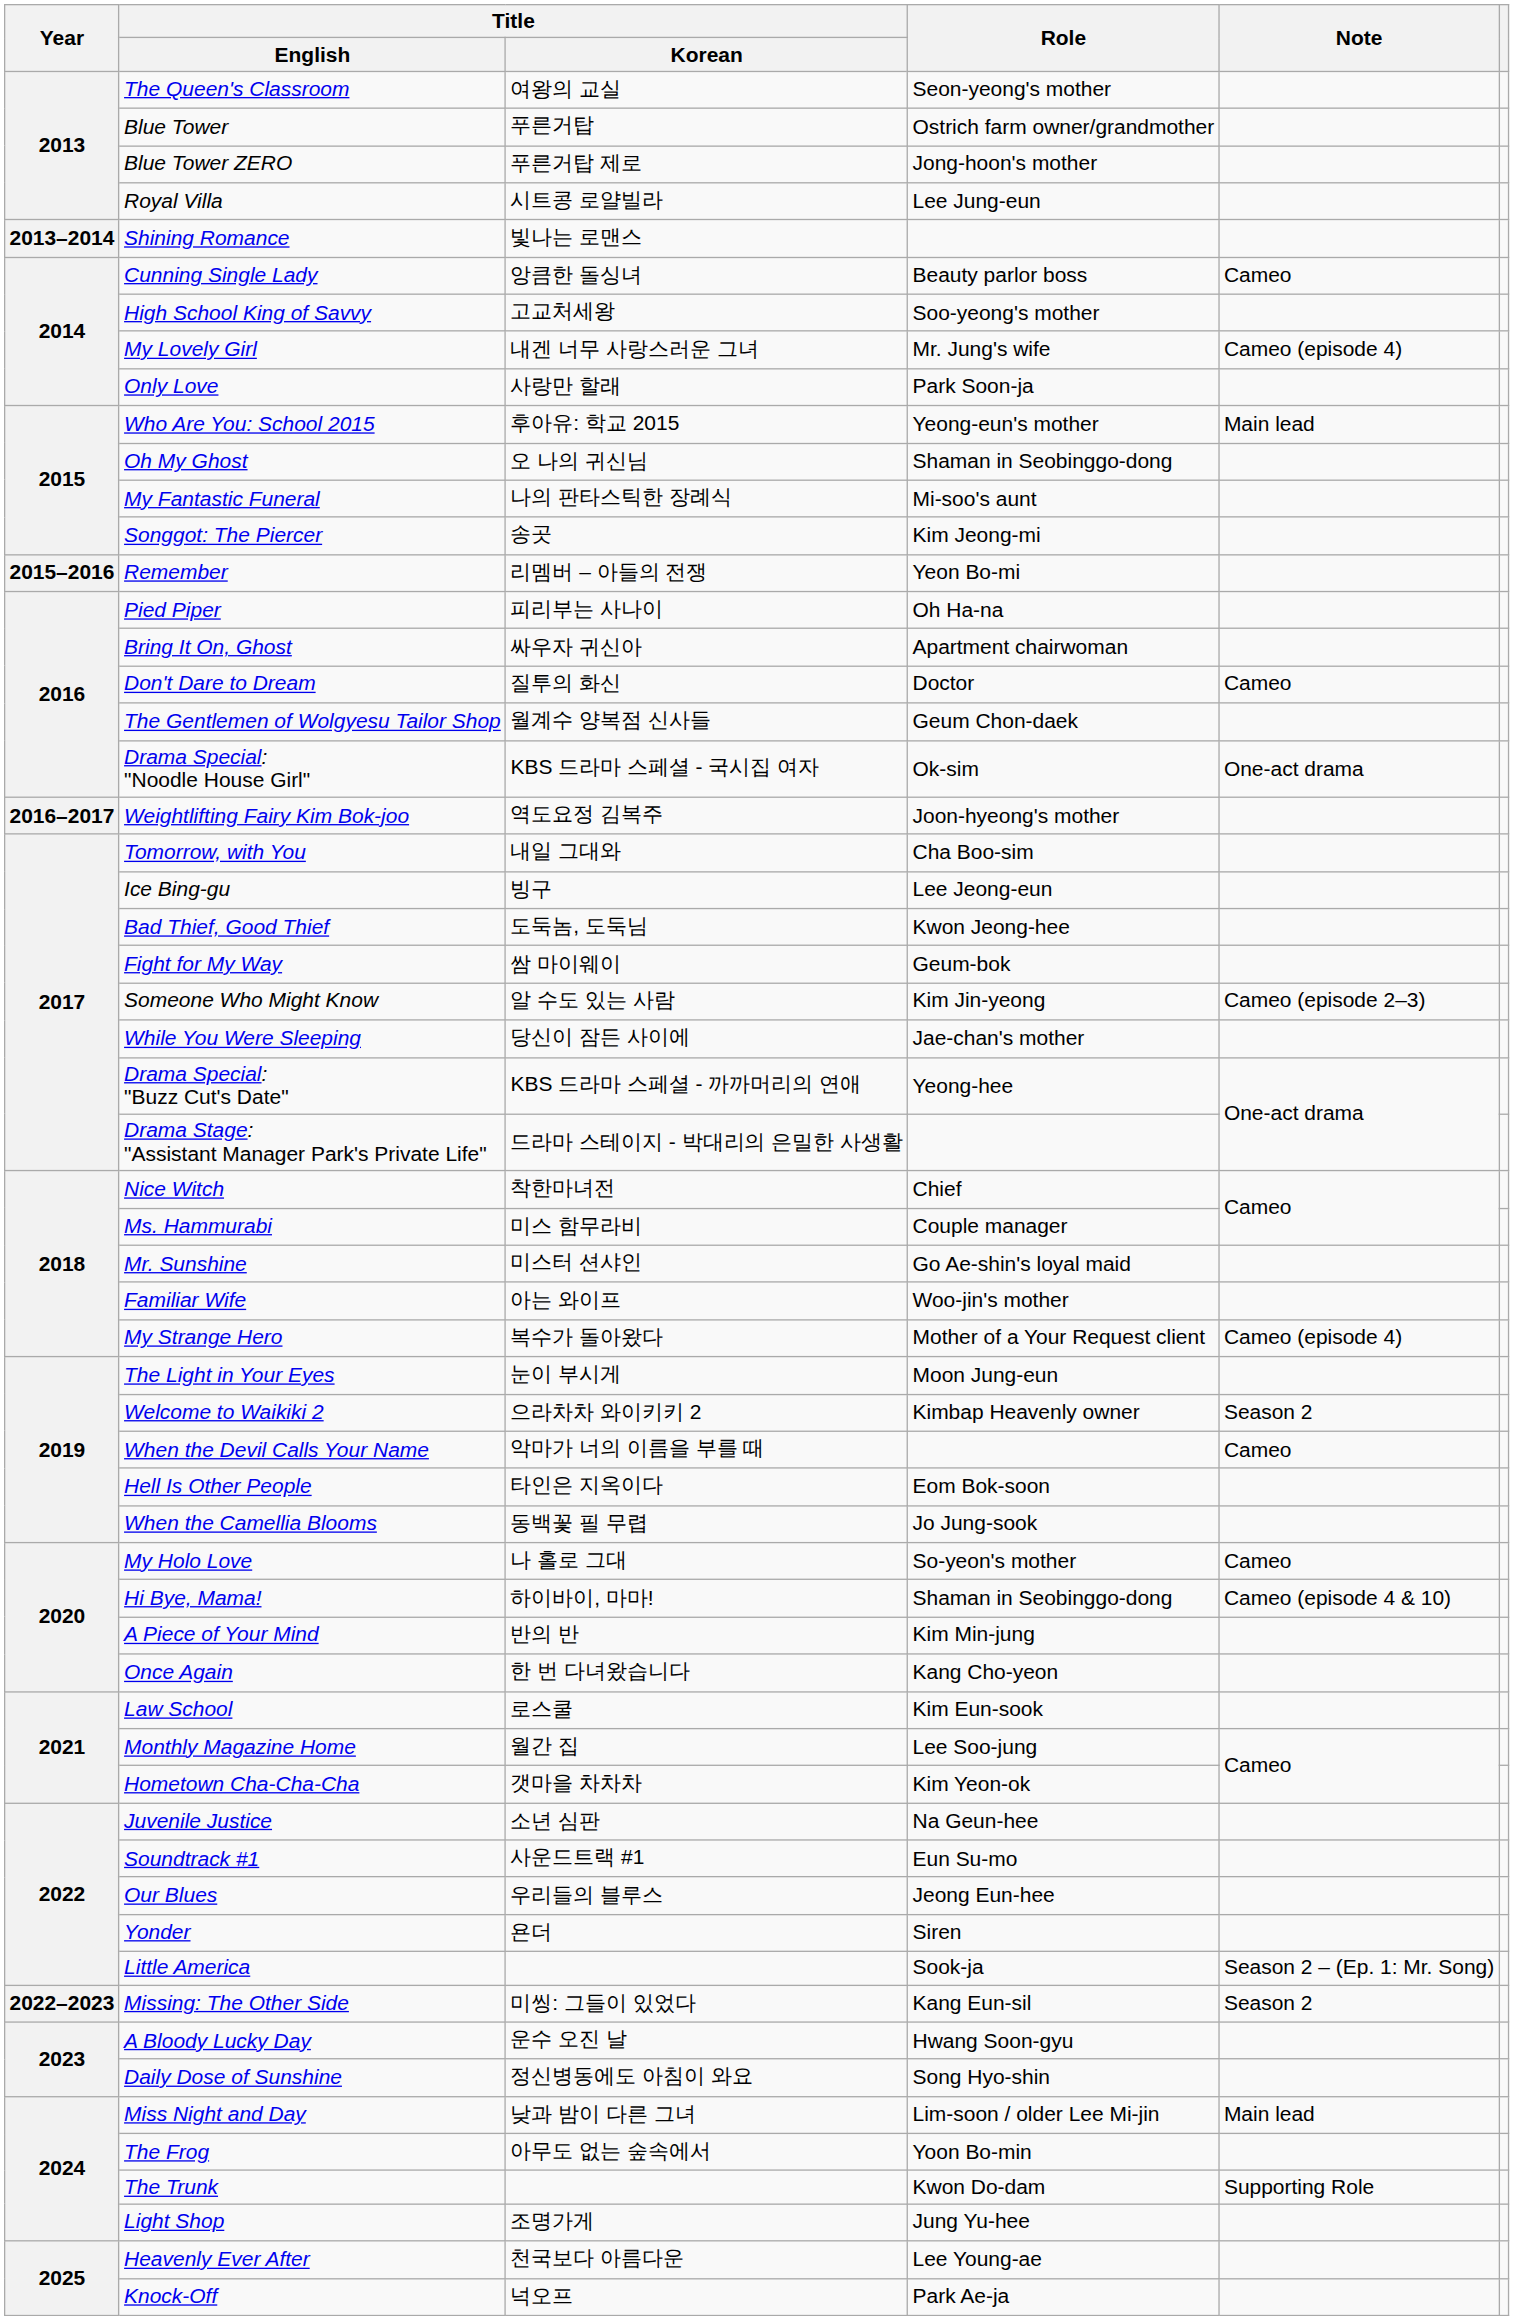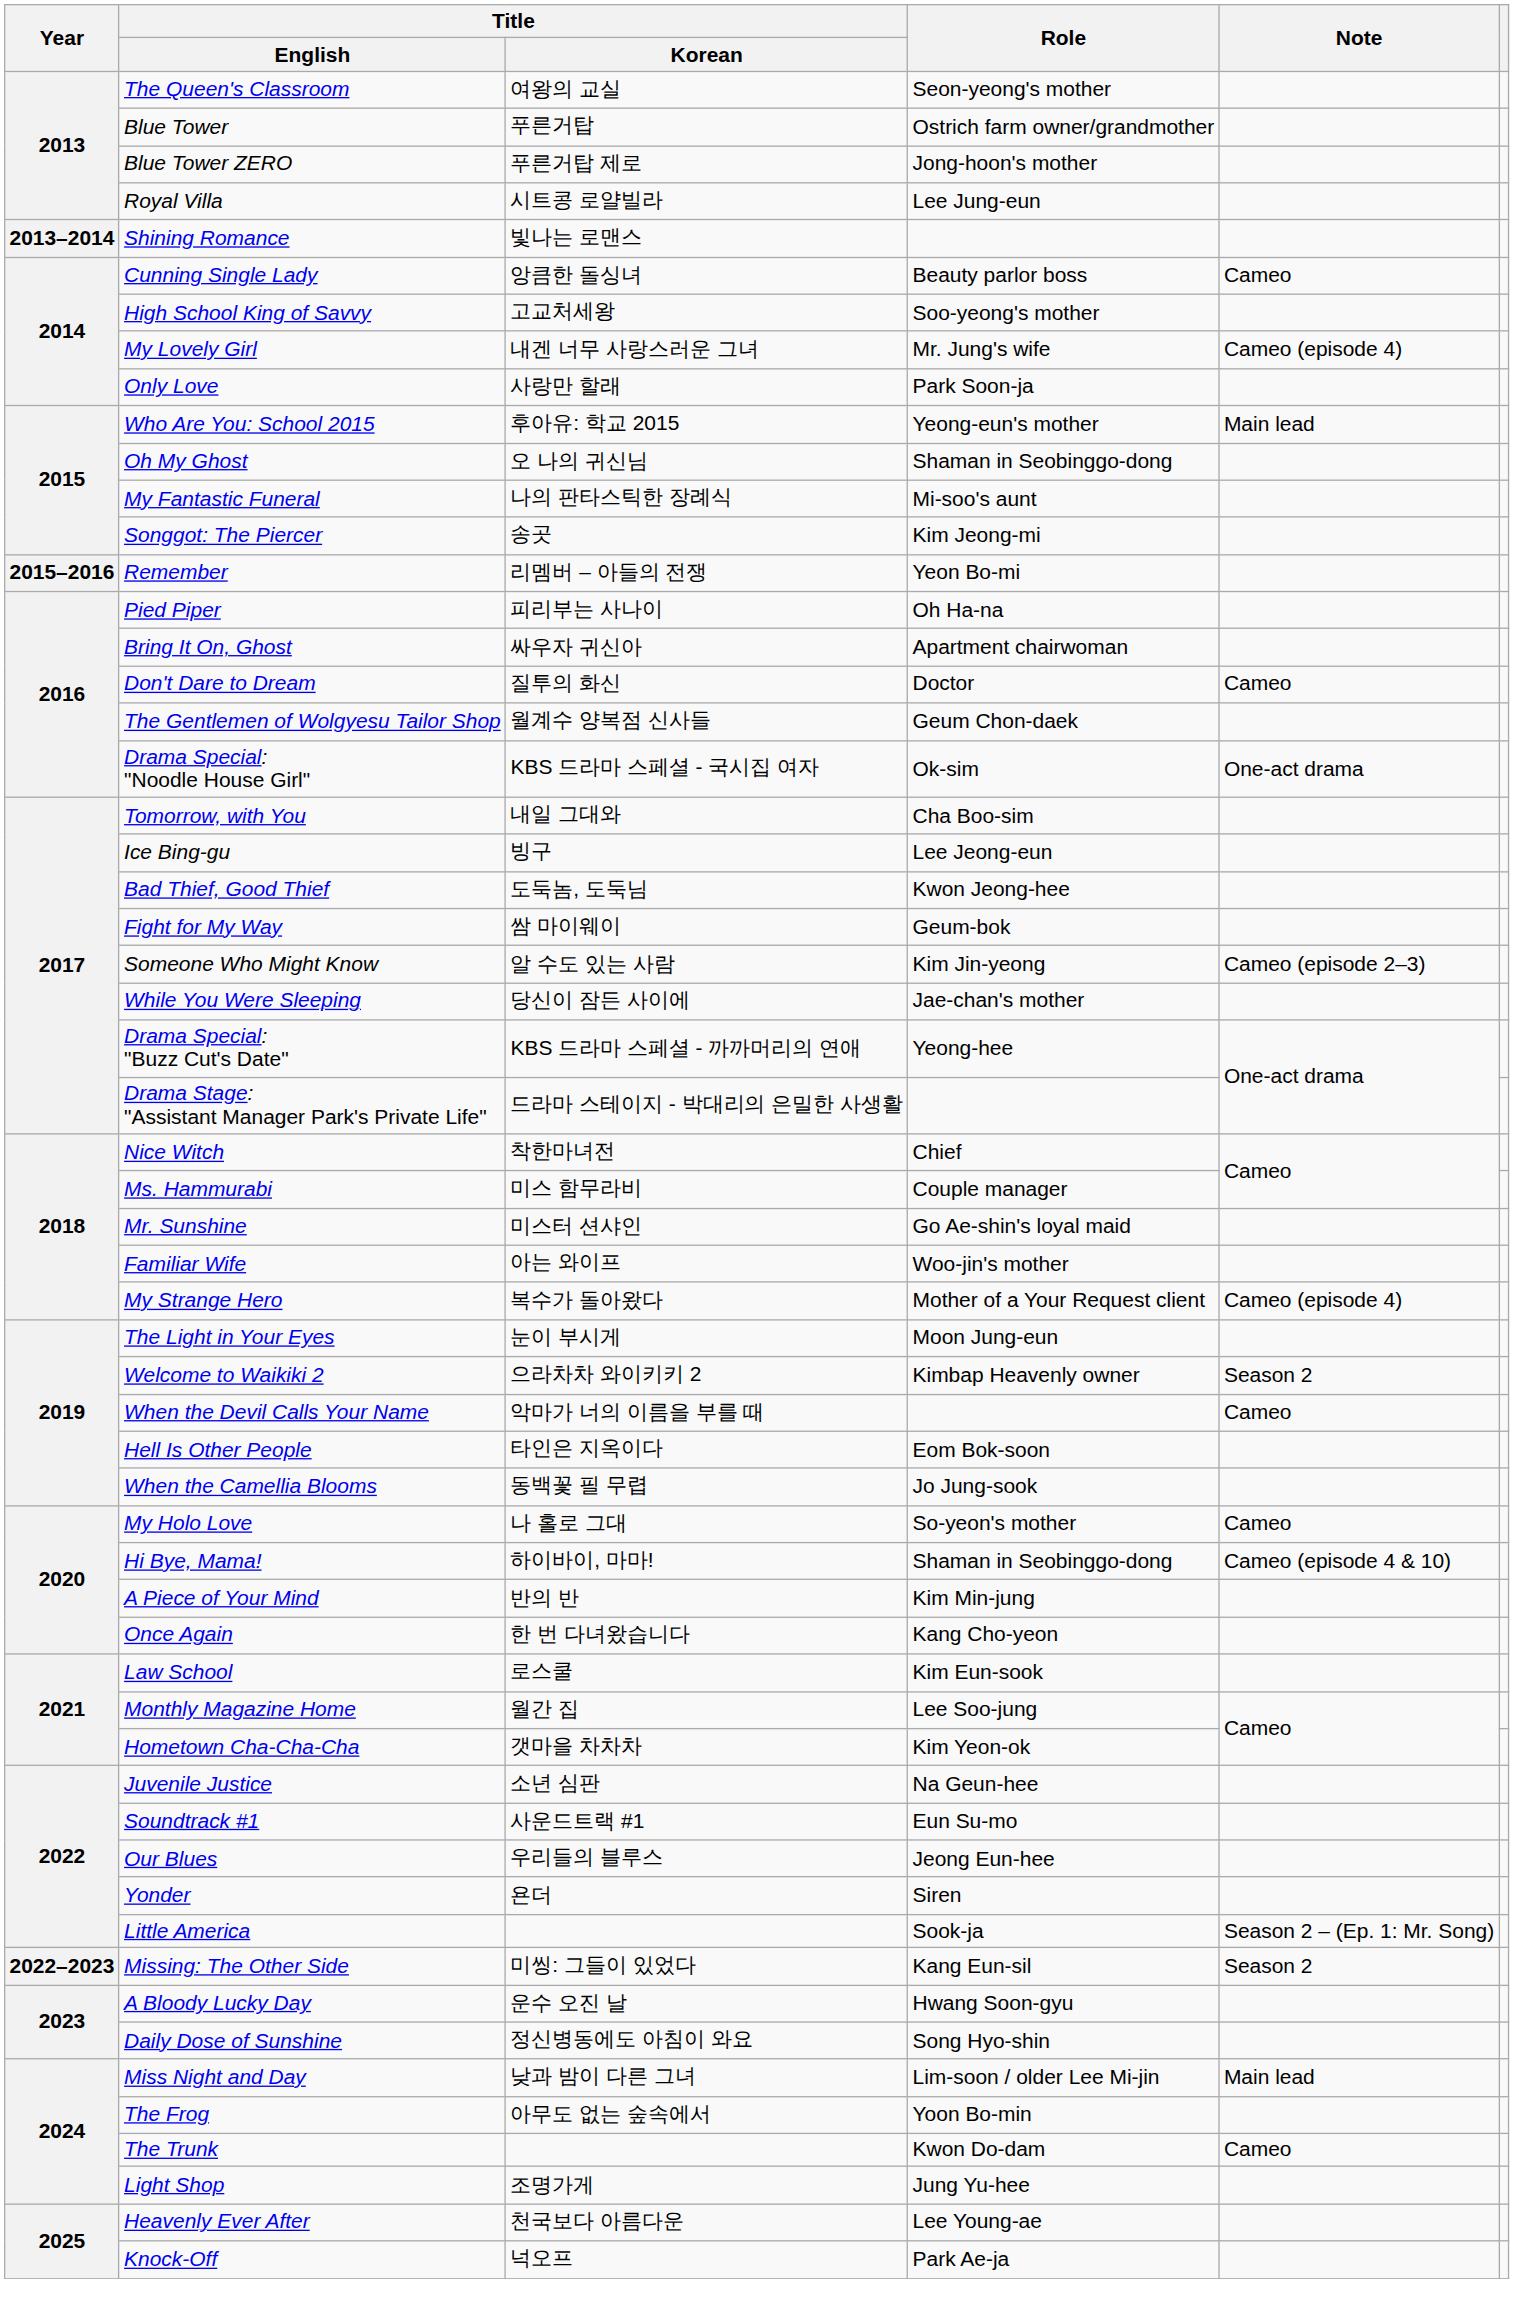- row: (267, 815)
(1299, 2187) Supporting Role -> (1258, 2149) Cameo
